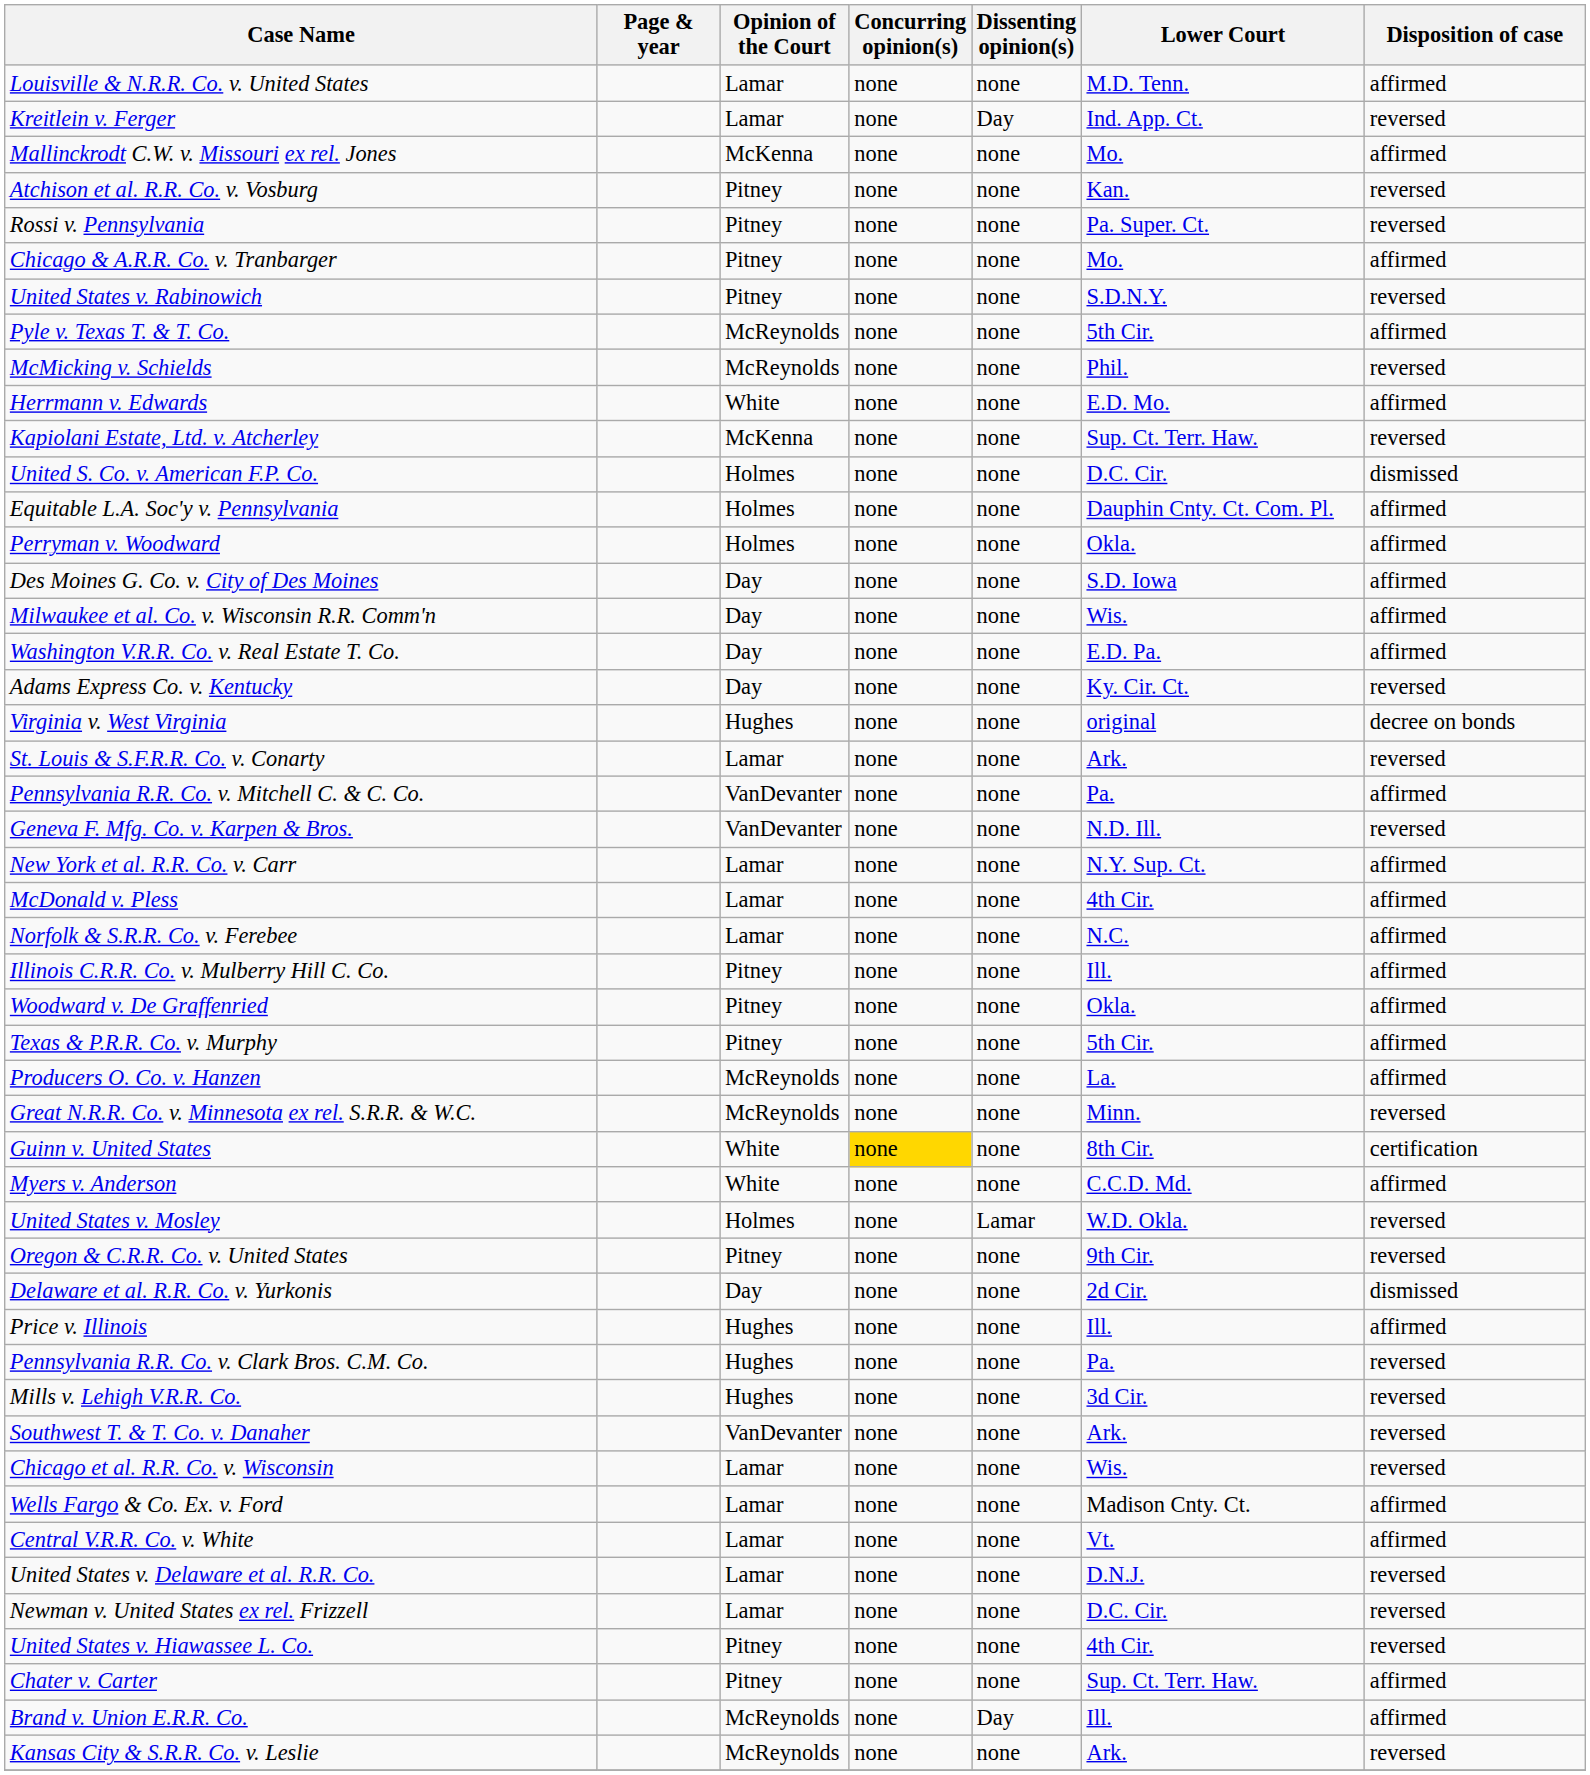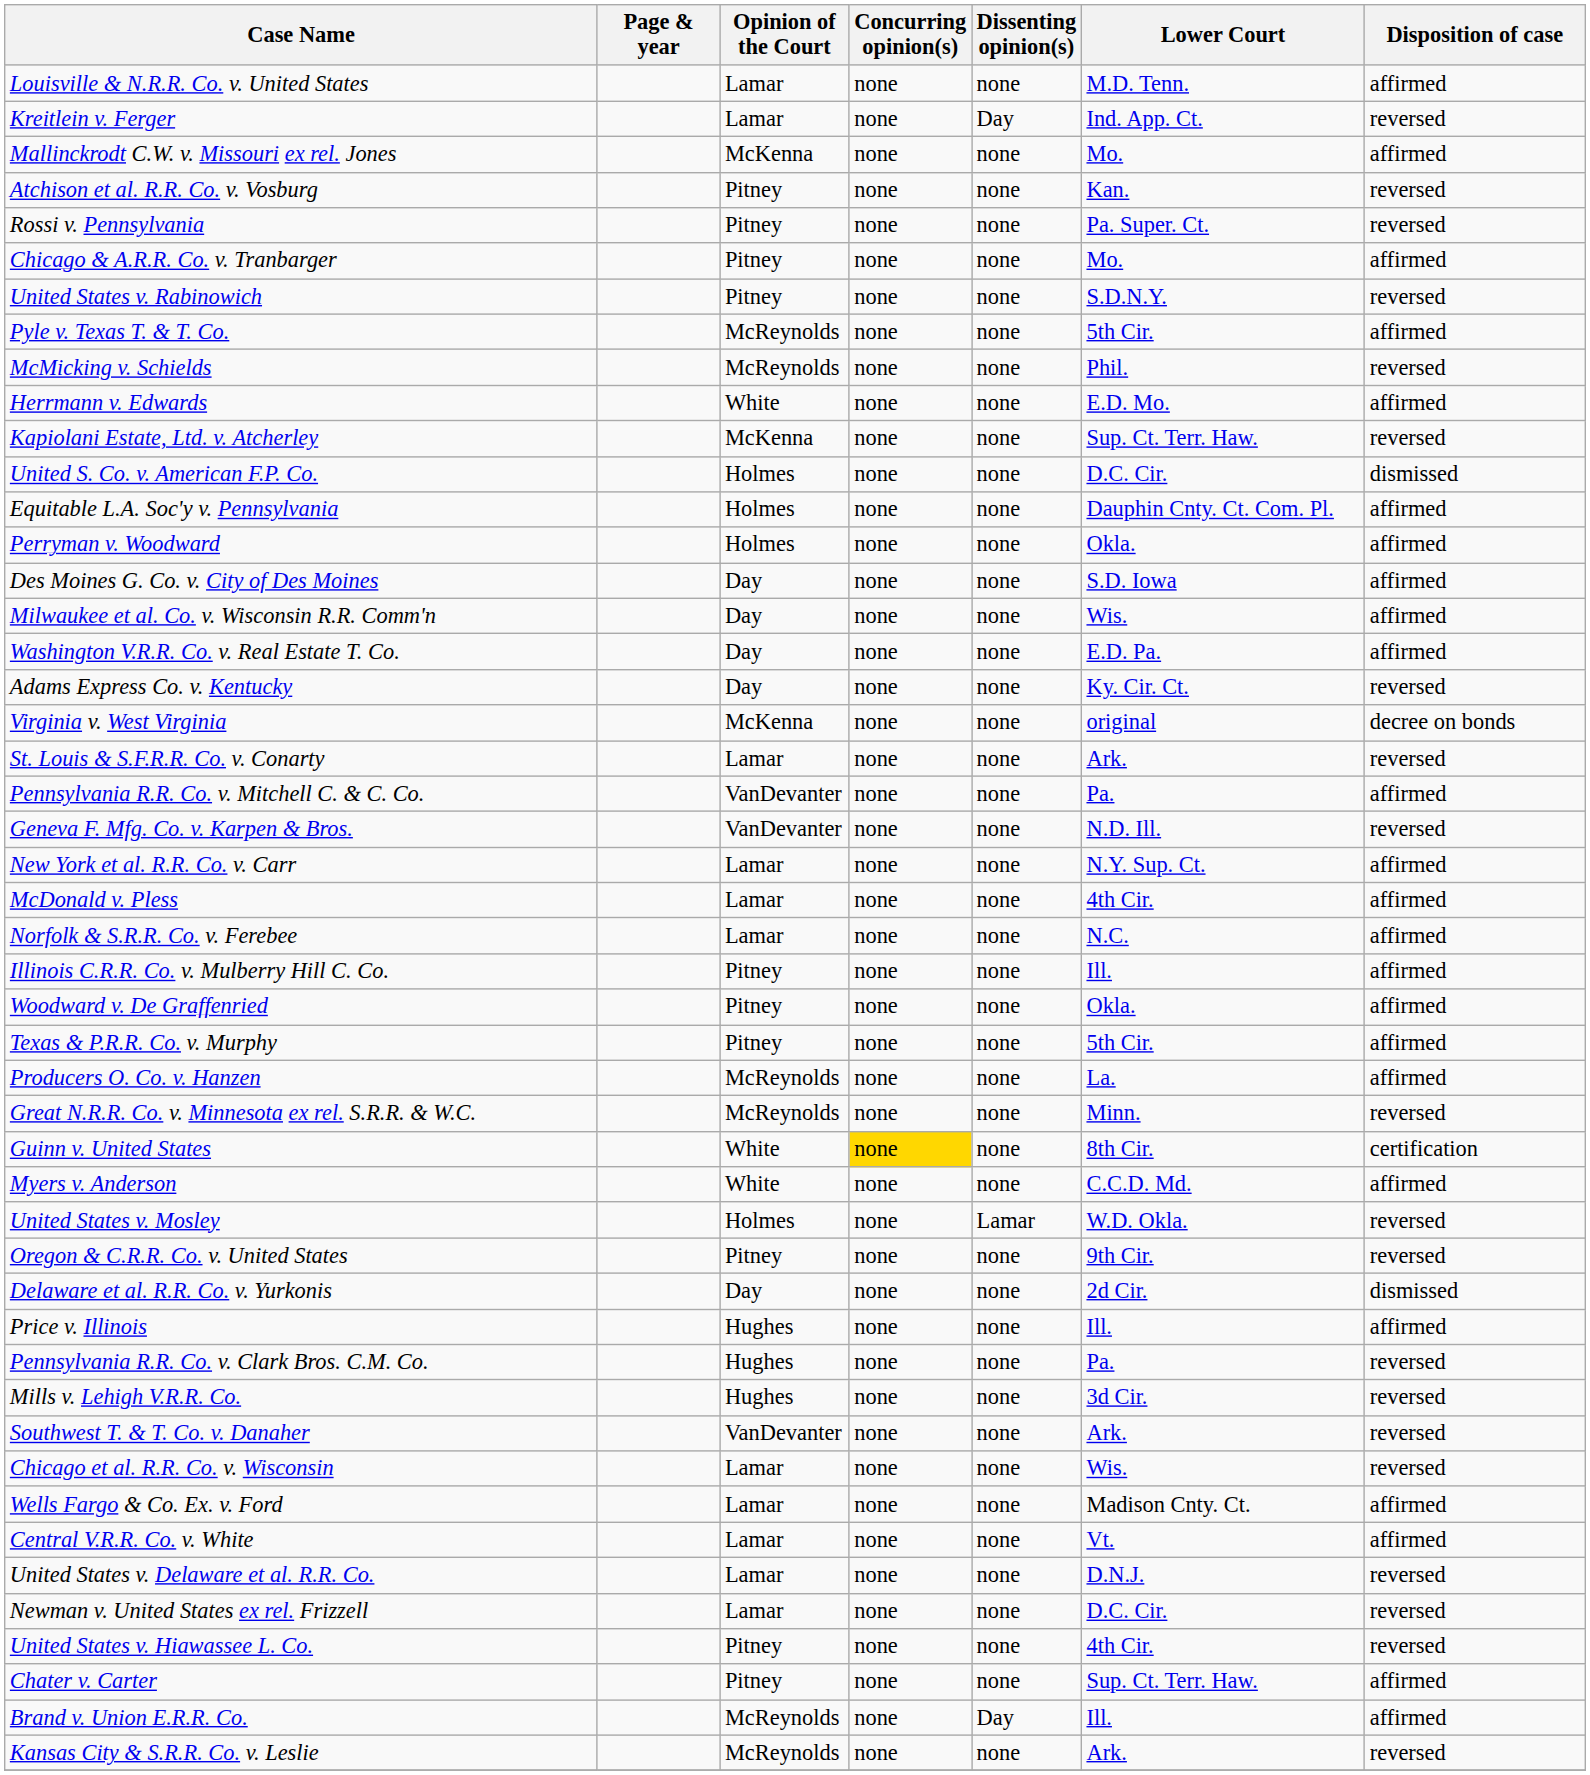(759, 722) Hughes -> (769, 722) McKenna
